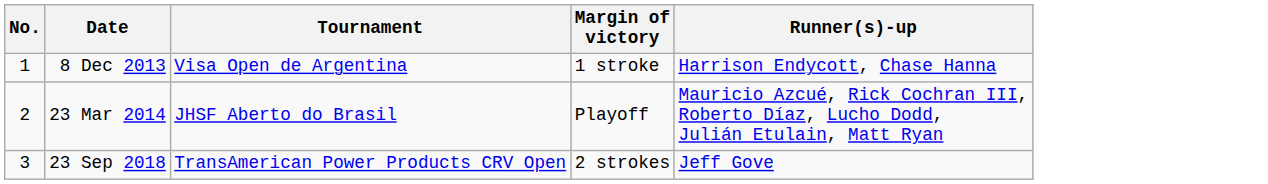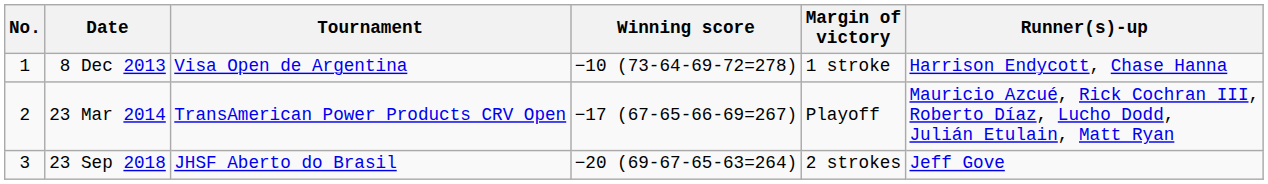+ column: (686, 29)
(286, 116) JHSF Aberto do Brasil -> (370, 116) TransAmerican Power Products CRV Open
(370, 165) TransAmerican Power Products CRV Open -> (286, 165) JHSF Aberto do Brasil
